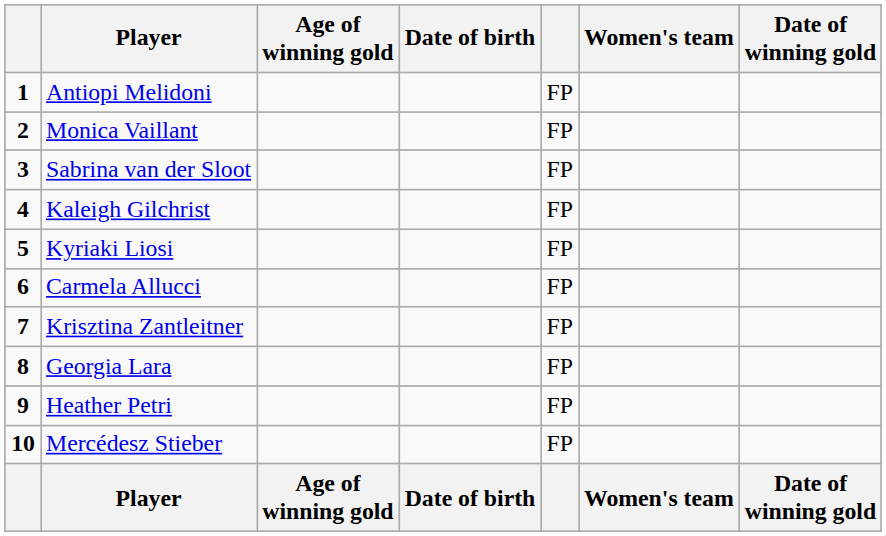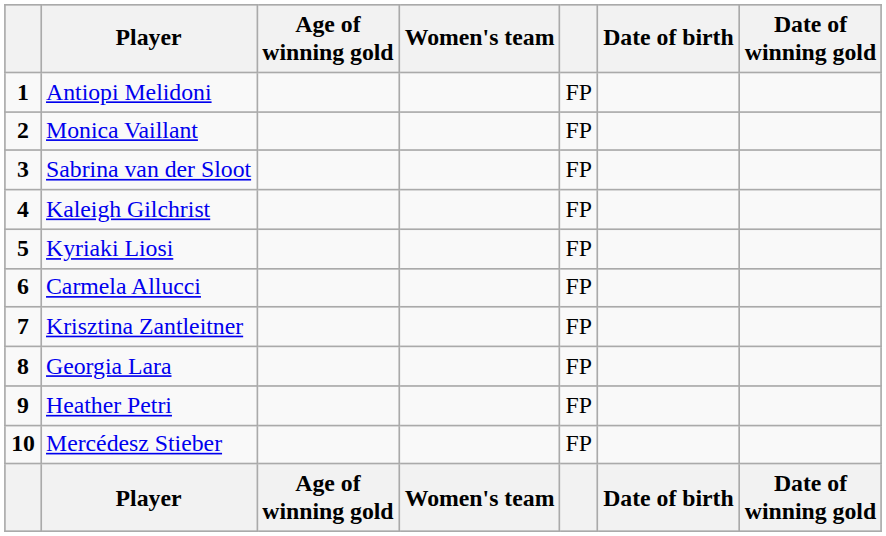columns swapped: (659, 38) <-> (470, 38)
